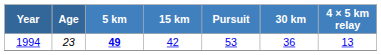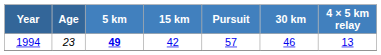(231, 42) 53 -> (231, 42) 57
(289, 42) 36 -> (289, 42) 46
